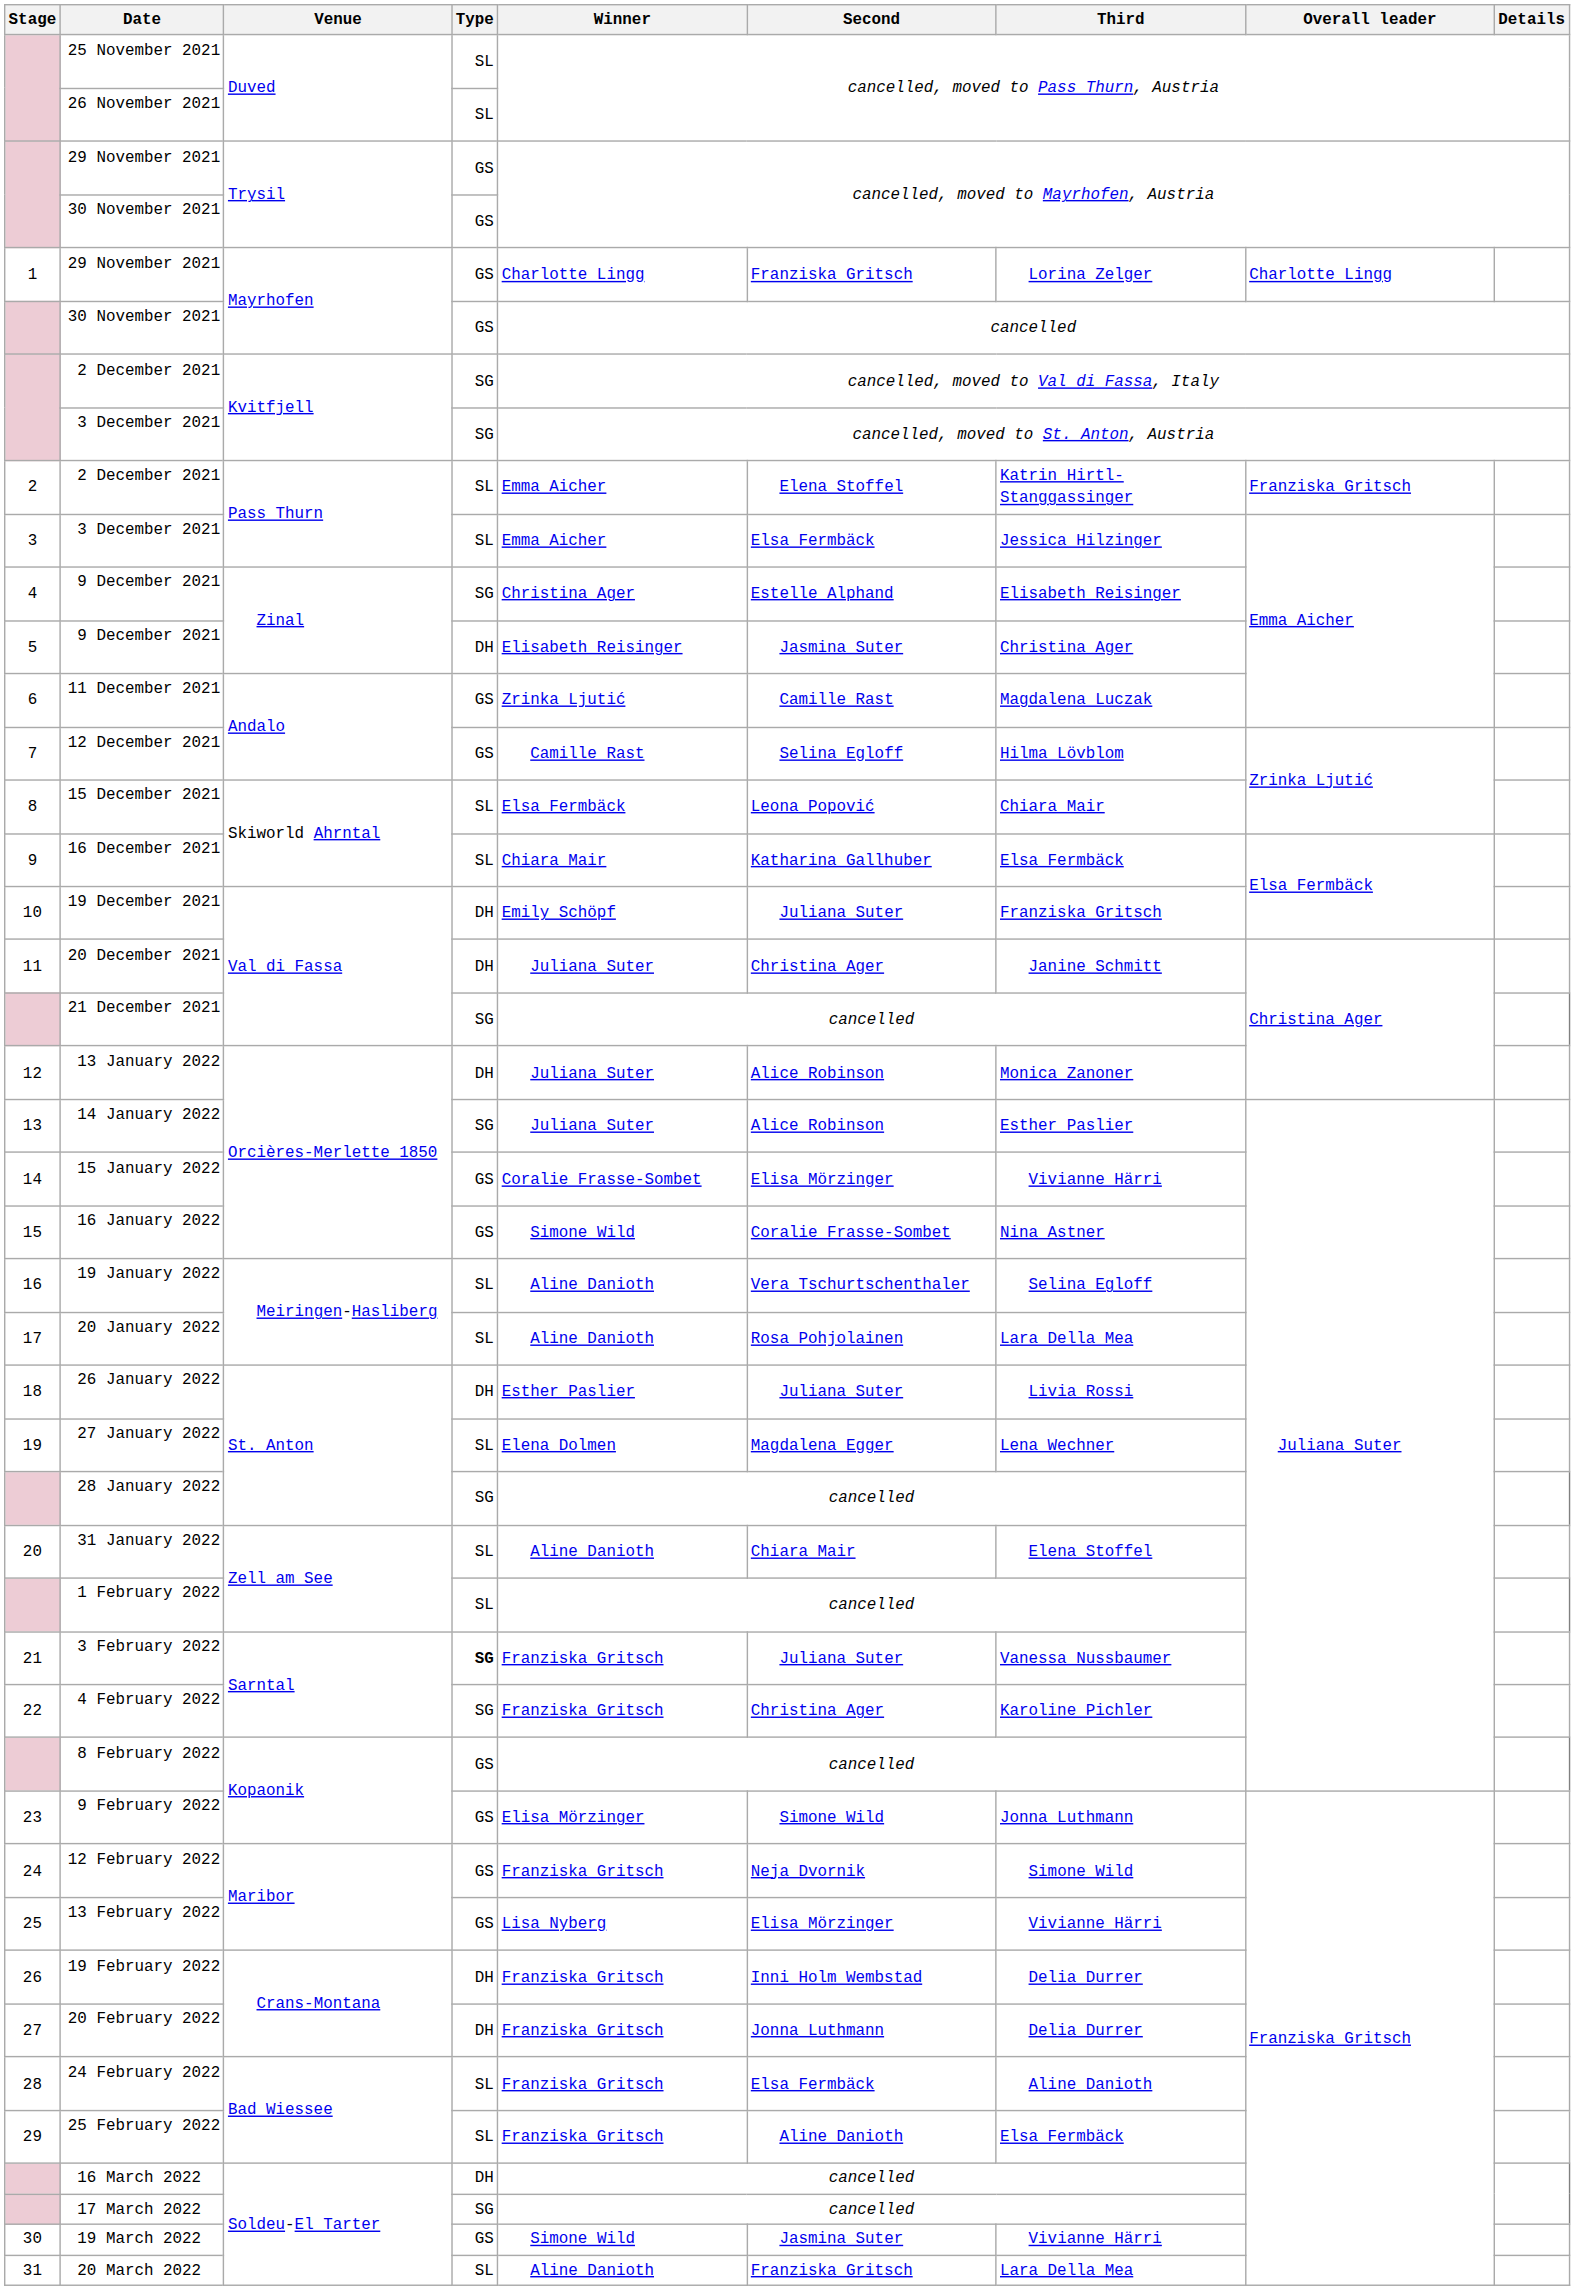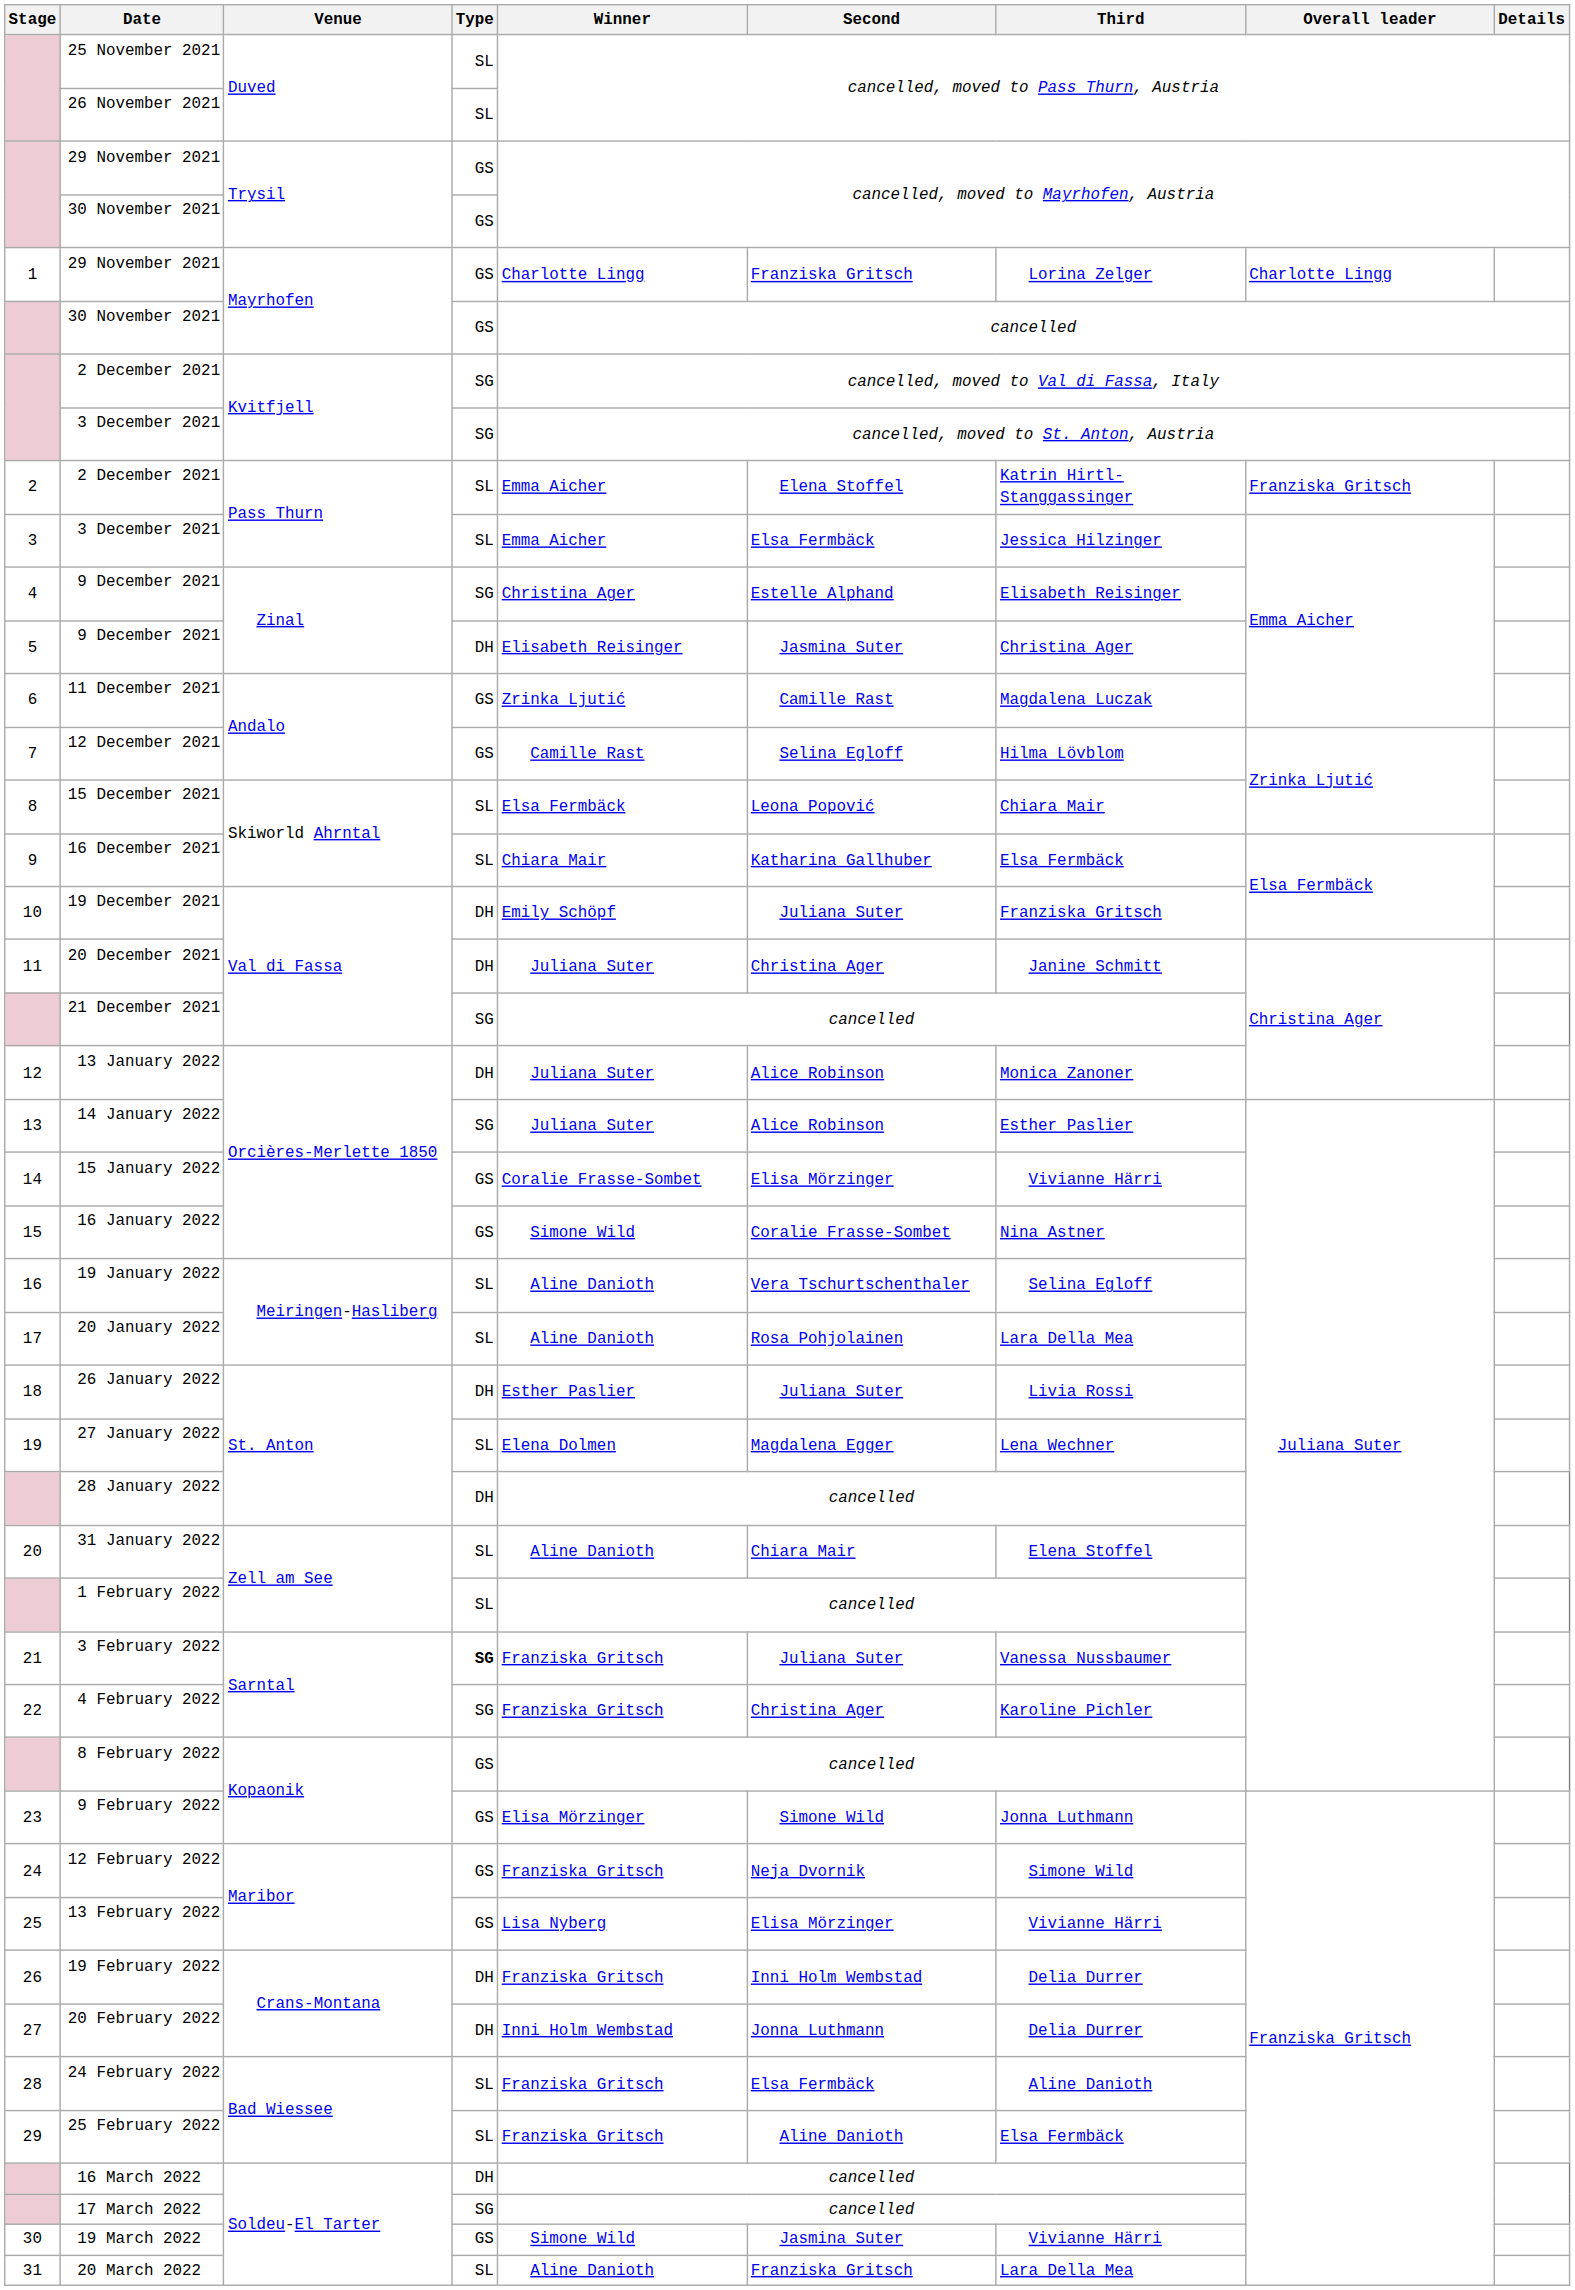(484, 1499) SG -> (484, 1499) DH
(583, 2031) Franziska Gritsch -> (587, 2031) Inni Holm Wembstad
